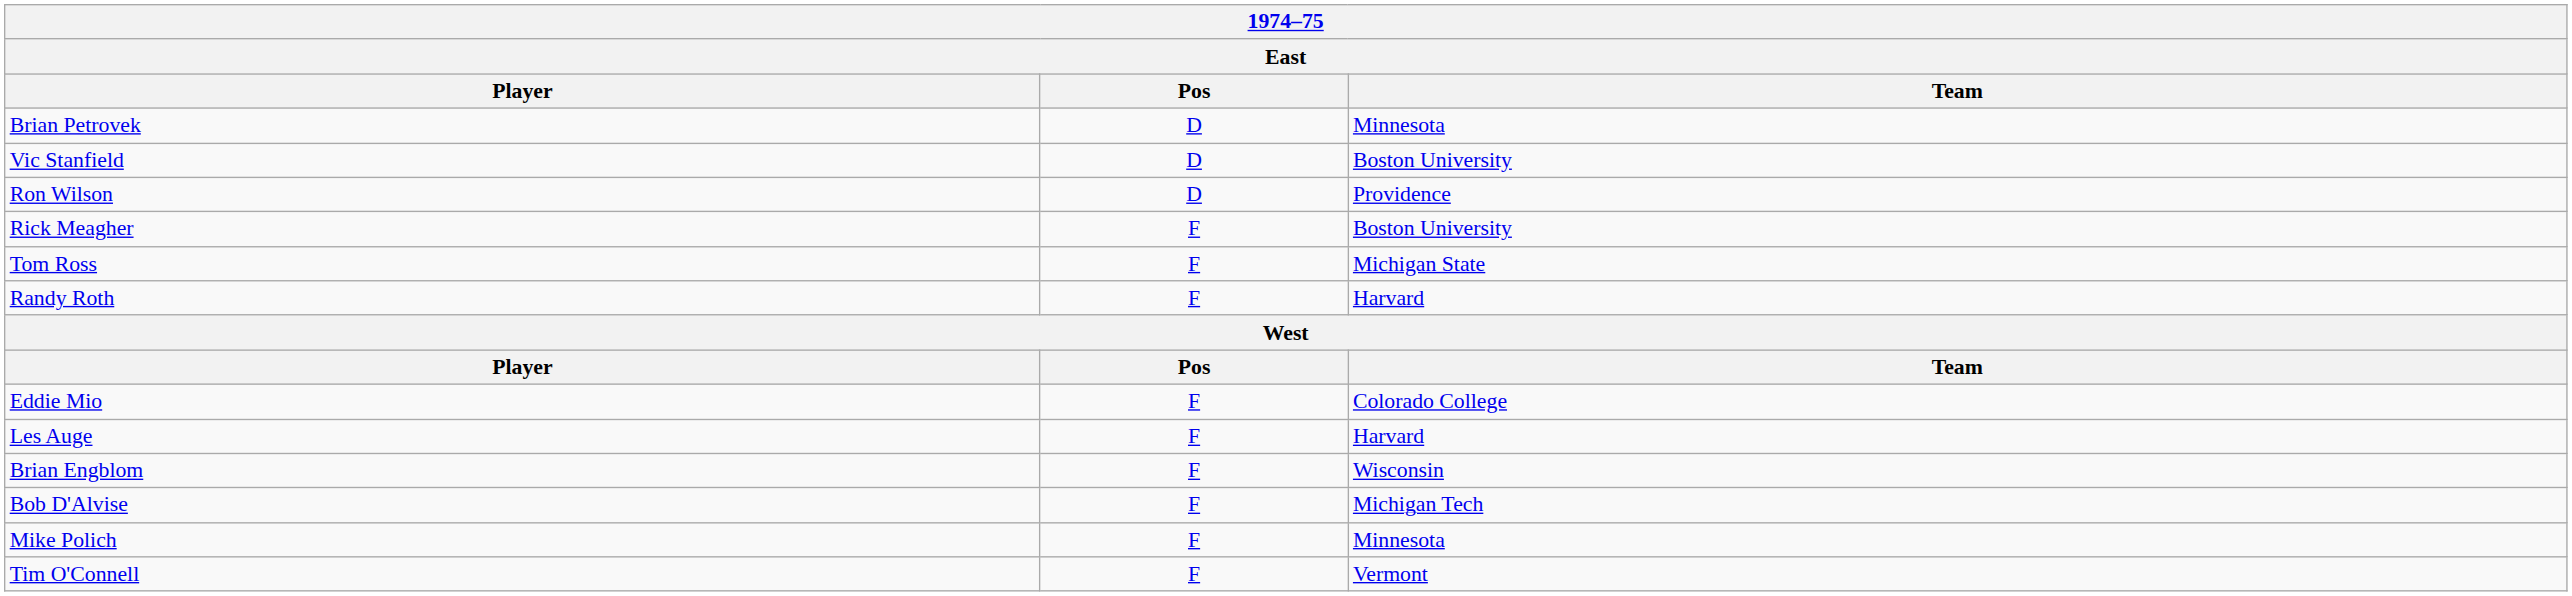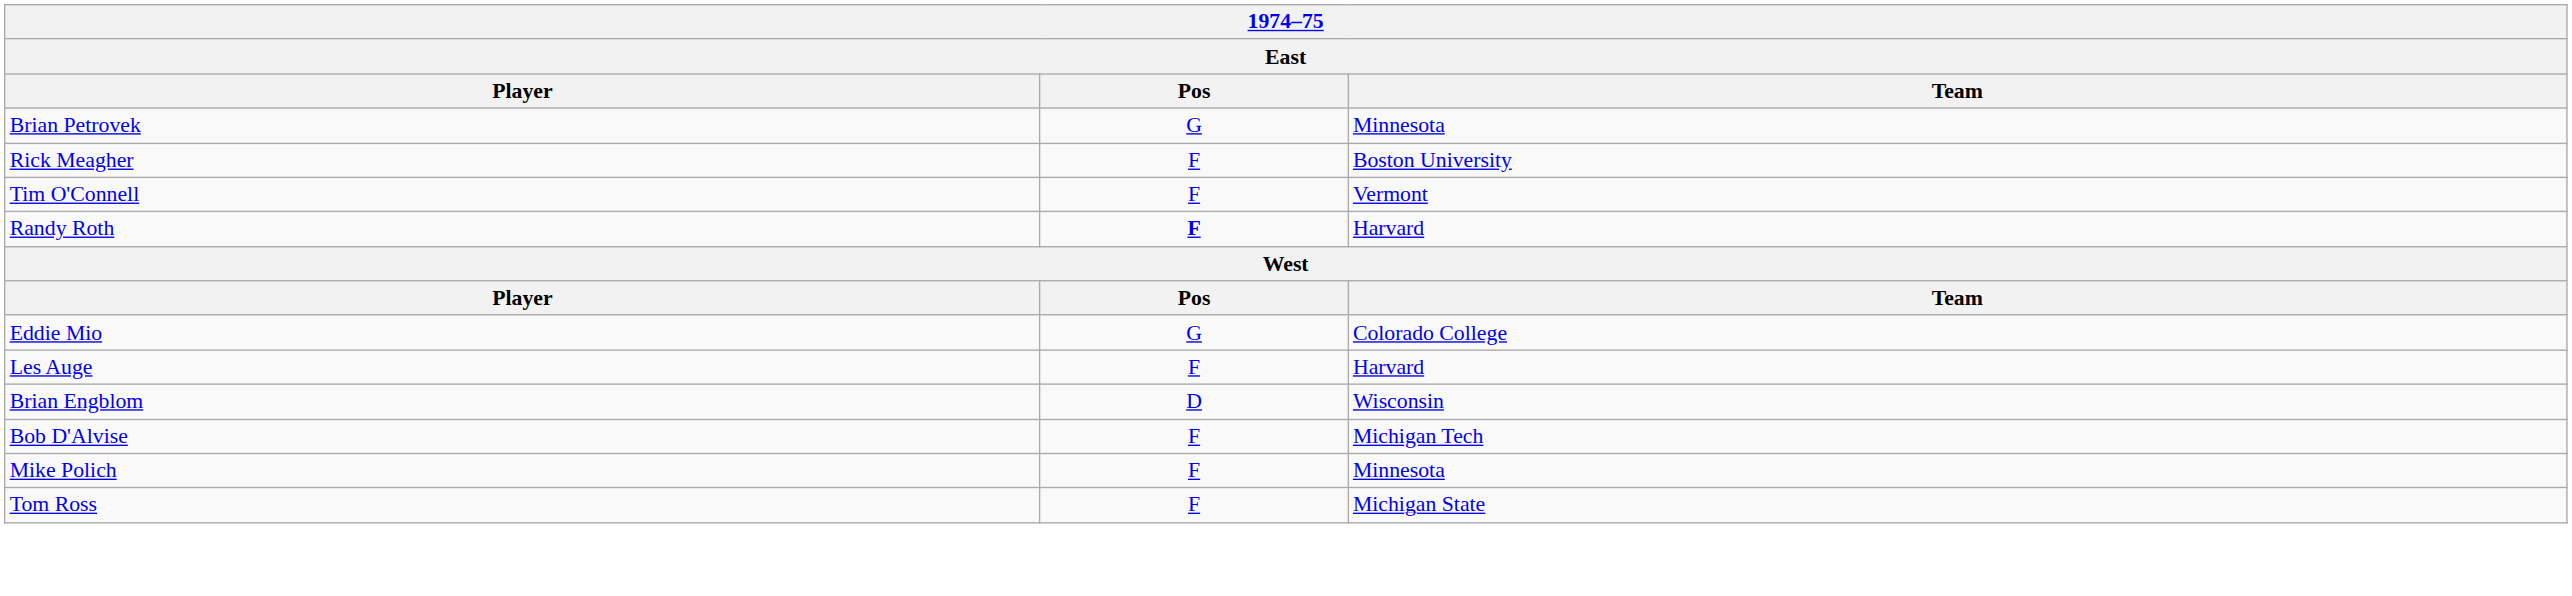(1194, 125) D -> (1194, 125) G
- row: (67, 159)
- row: (61, 194)
rows swapped: (74, 573) <-> (53, 263)
(1194, 297) normal -> (1194, 228) bold
(1194, 401) F -> (1194, 332) G
(1194, 470) F -> (1194, 401) D
